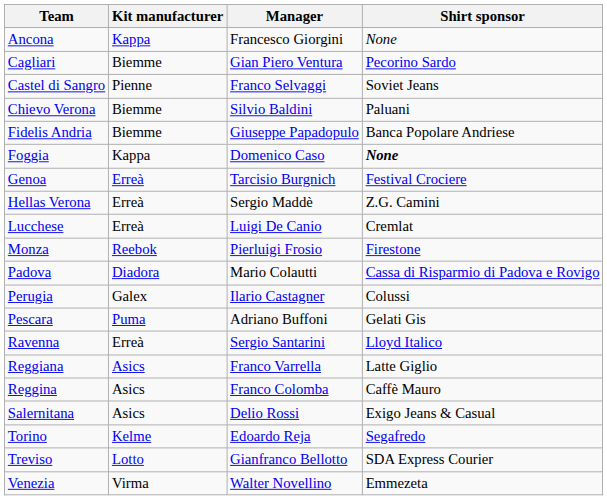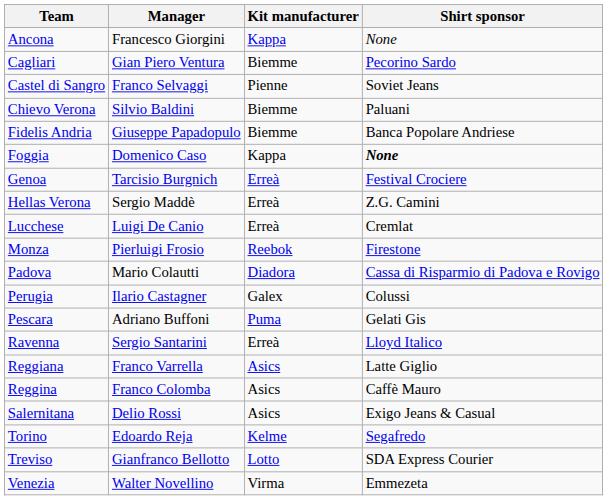columns swapped: (294, 16) <-> (168, 16)
